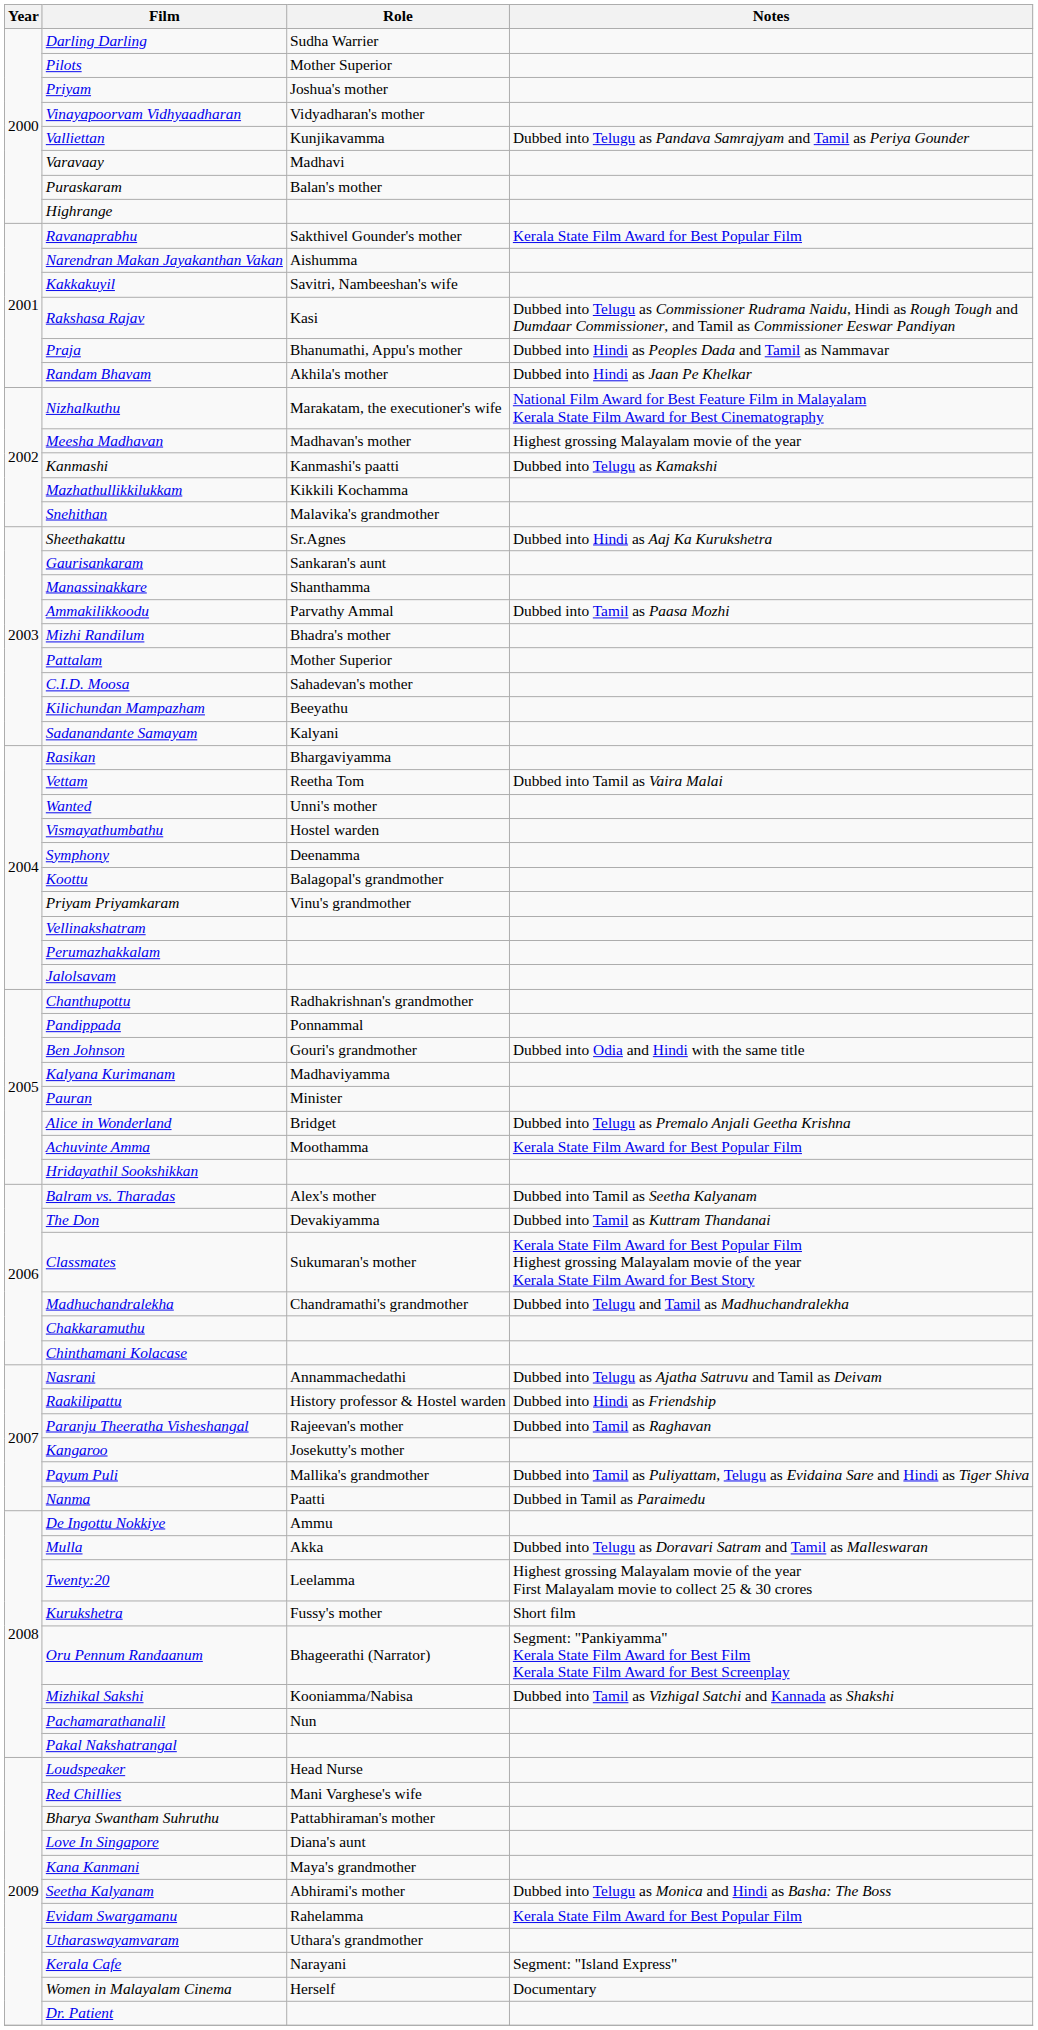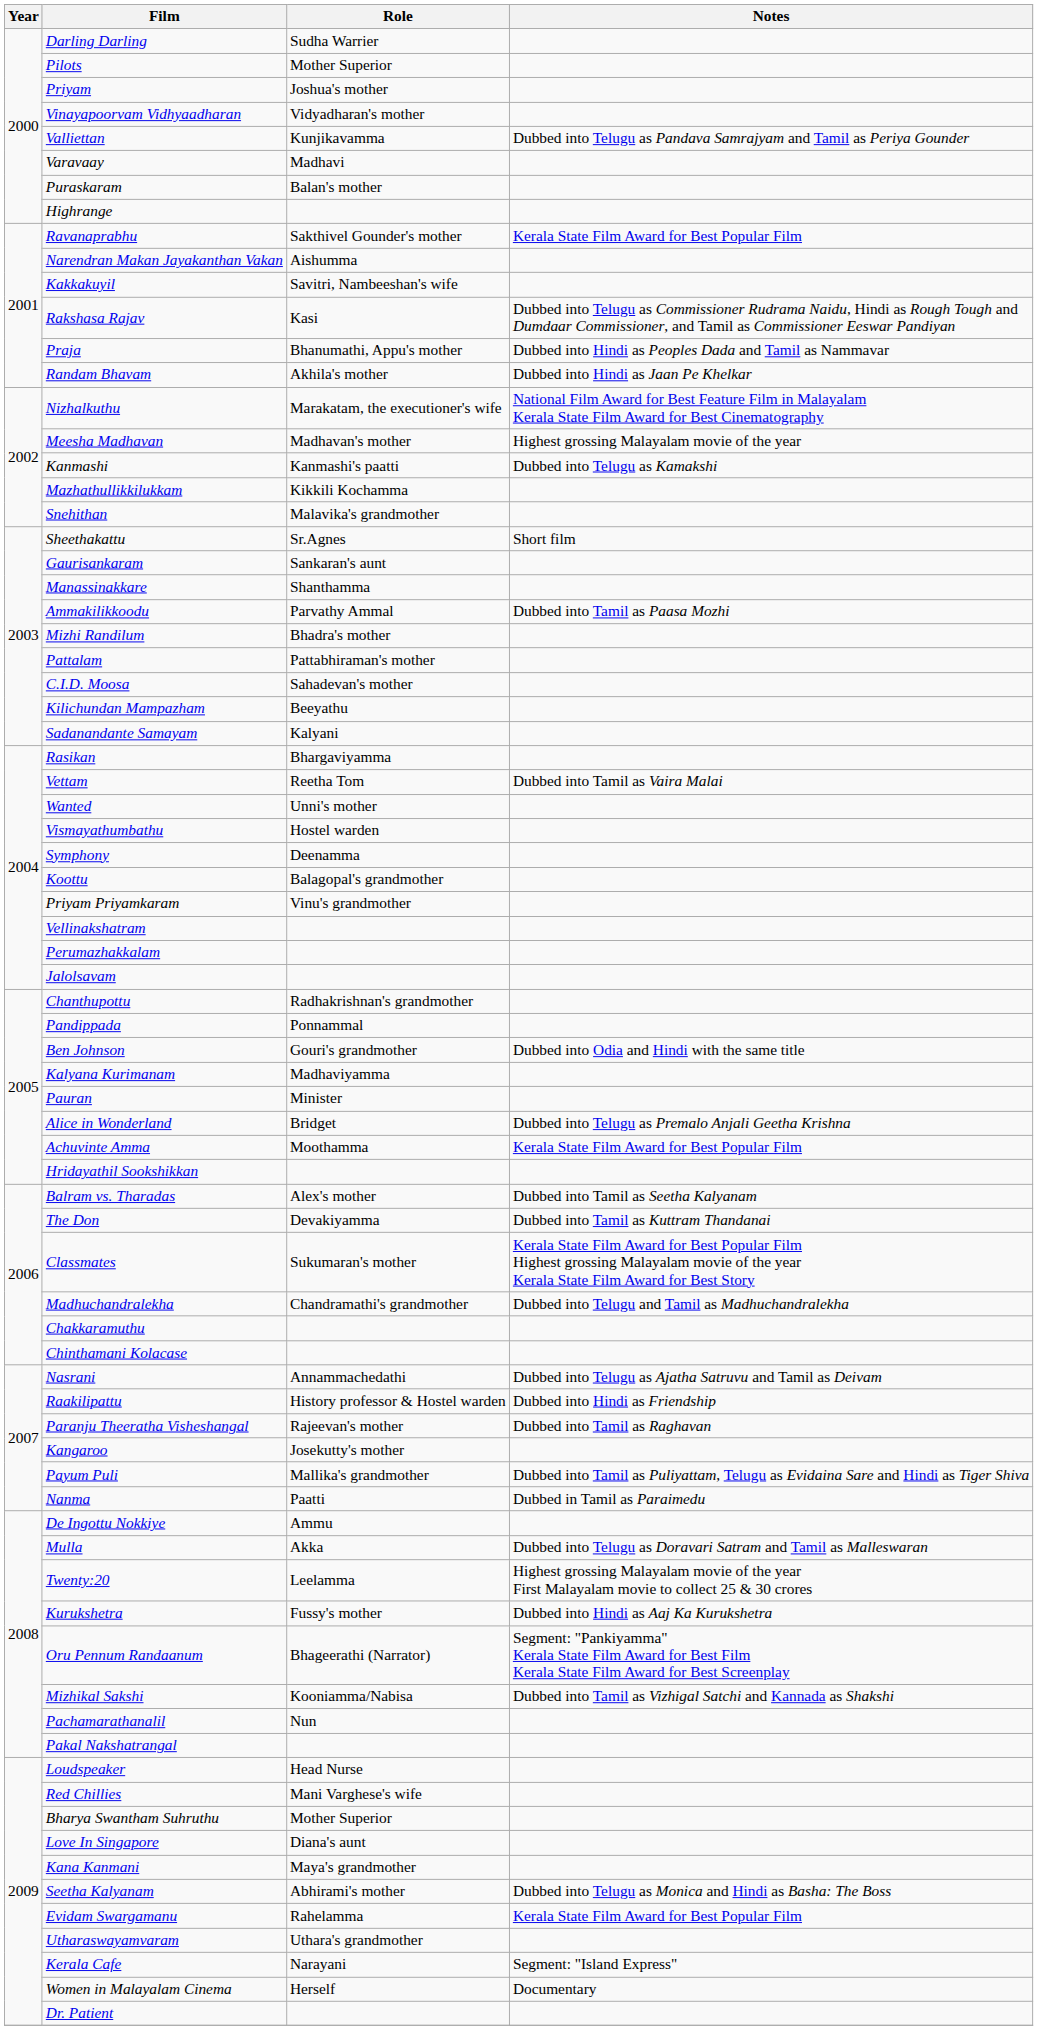(643, 538) Dubbed into Hindi as Aaj Ka Kurukshetra -> (544, 538) Short film
(341, 660) Mother Superior -> (362, 660) Pattabhiraman's mother
(544, 1613) Short film -> (643, 1613) Dubbed into Hindi as Aaj Ka Kurukshetra
(362, 1818) Pattabhiraman's mother -> (341, 1818) Mother Superior
